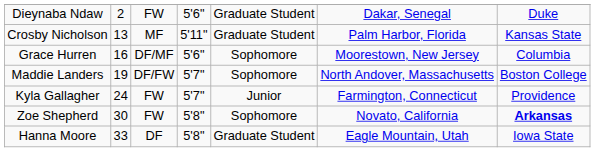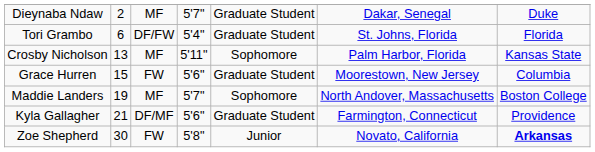(154, 14) FW -> (154, 14) MF
(194, 14) 5'6" -> (194, 14) 5'7"
+ row: (58, 34)
(264, 34) Graduate Student -> (264, 55) Sophomore
(121, 55) 16 -> (121, 75) 15
(154, 55) DF/MF -> (154, 75) FW
(264, 55) Sophomore -> (264, 75) Graduate Student
(154, 75) DF/FW -> (154, 95) MF
(121, 95) 24 -> (121, 116) 21
(154, 95) FW -> (154, 116) DF/MF
(194, 95) 5'7" -> (194, 116) 5'6"
(264, 95) Junior -> (264, 116) Graduate Student
(264, 116) Sophomore -> (264, 136) Junior
- row: (58, 136)
